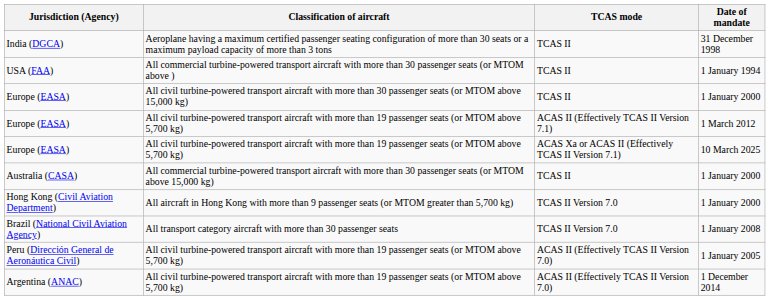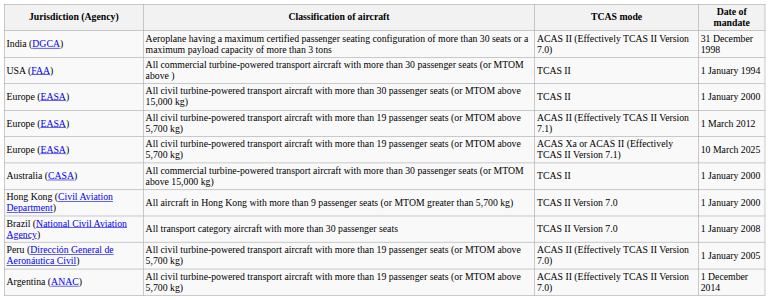(554, 44) TCAS II -> (613, 44) ACAS II (Effectively TCAS II Version 7.0)
